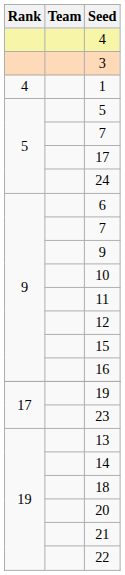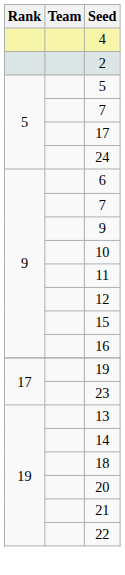+ row: (24, 64)
- row: (24, 64)
- row: (24, 87)
